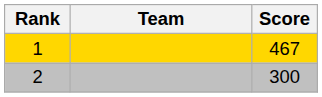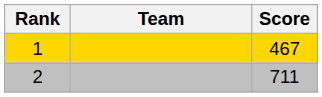(285, 77) 300 -> (285, 77) 711
